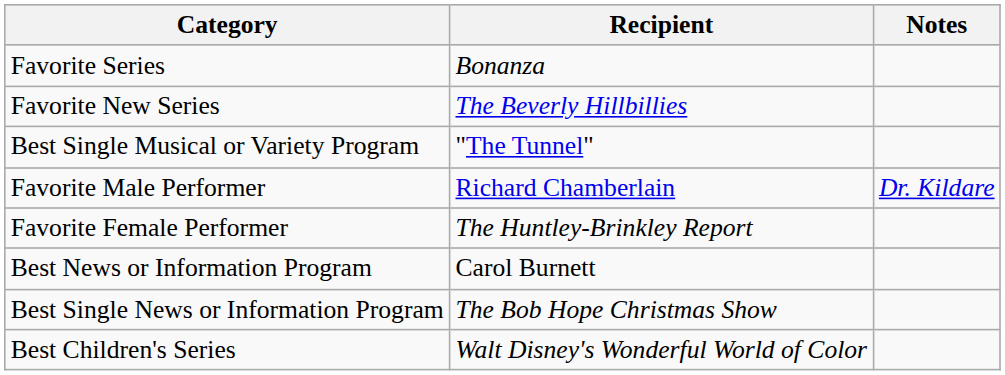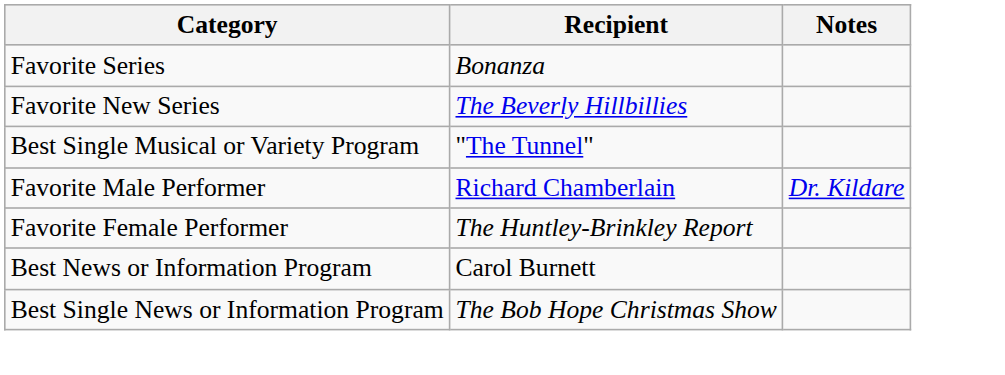- row: (123, 349)
